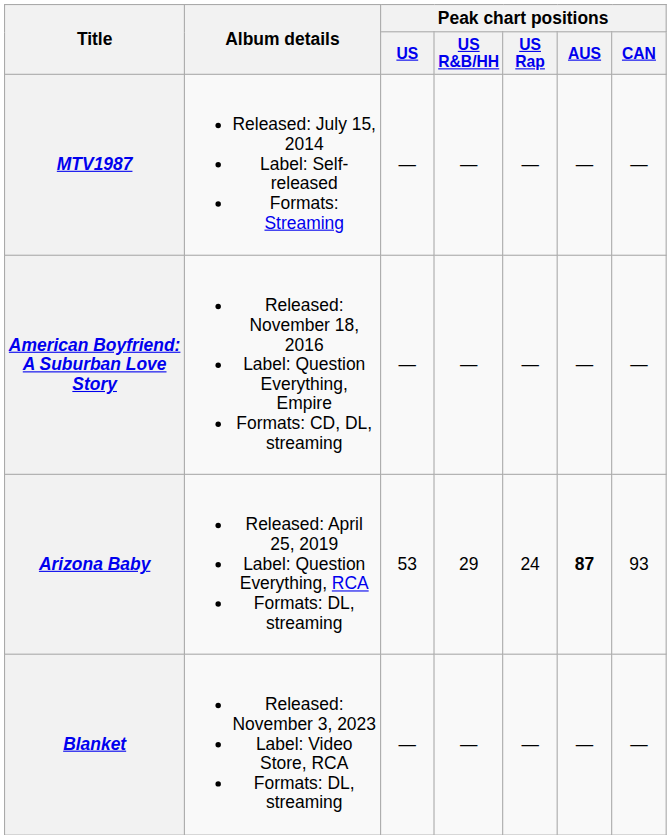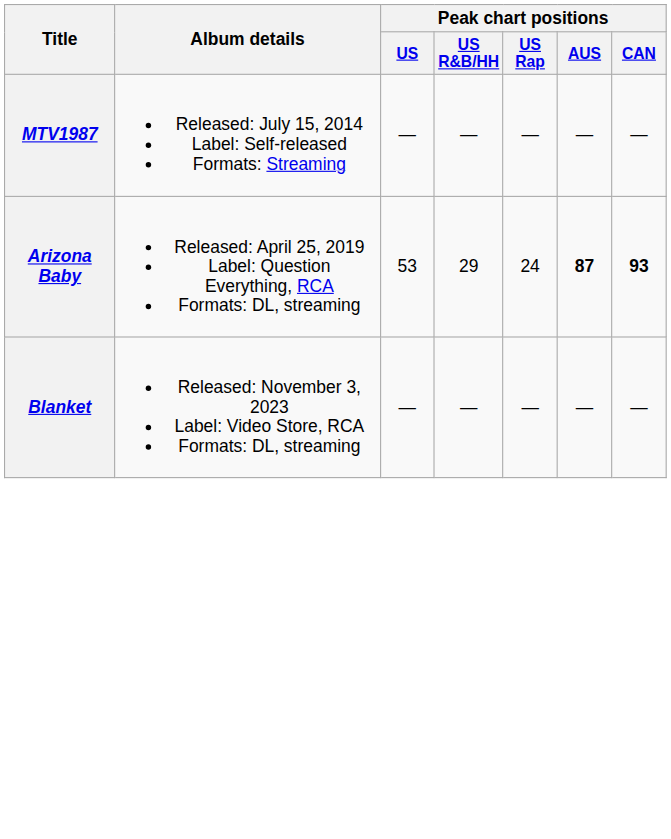- row: (95, 364)
(639, 564) normal -> (639, 266) bold
